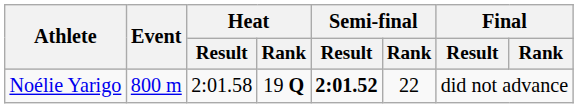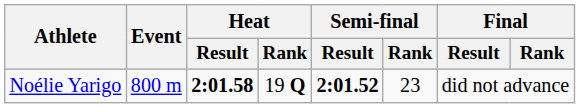(222, 86) normal -> (222, 86) bold
(409, 86) 22 -> (410, 86) 23
